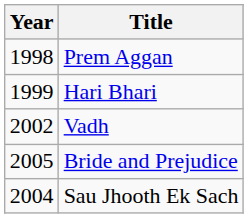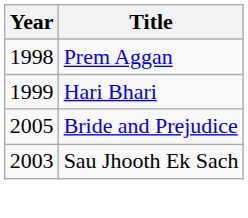- row: (86, 126)
(32, 195) 2004 -> (32, 160) 2003
